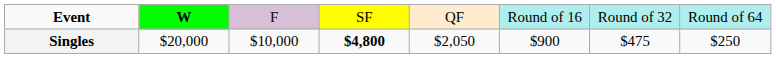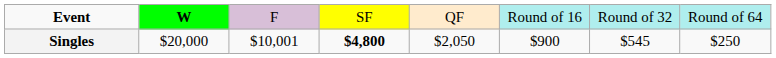(274, 41) $10,000 -> (274, 41) $10,001
(635, 41) $475 -> (635, 41) $545
